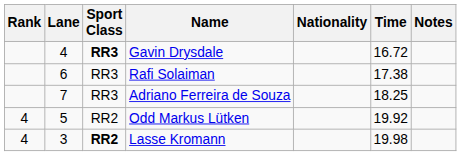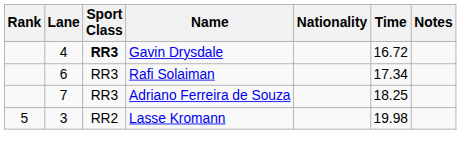(391, 74) 17.38 -> (391, 74) 17.34
- row: (189, 118)
(24, 140) 4 -> (24, 118) 5
(104, 140) bold -> (104, 118) normal
